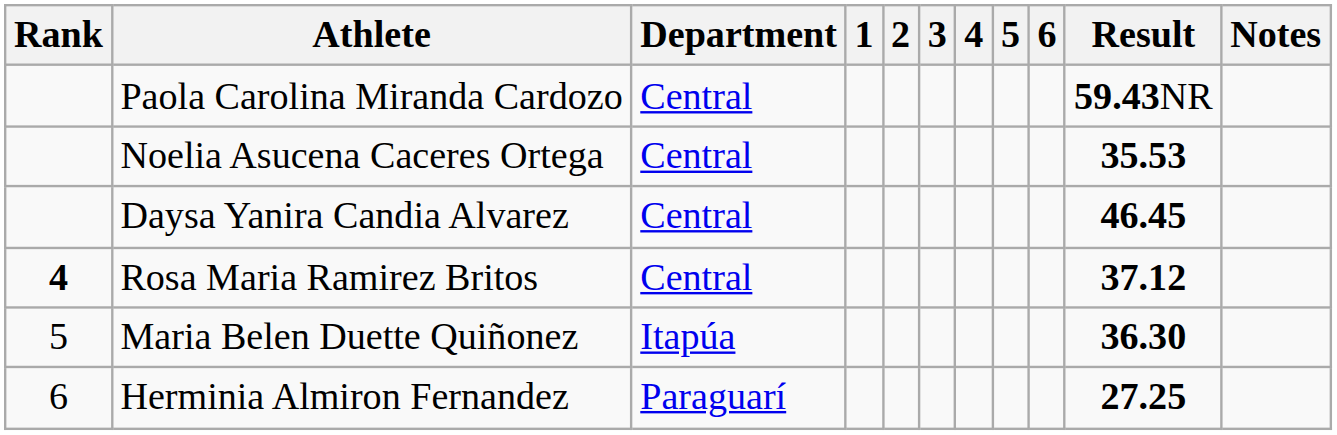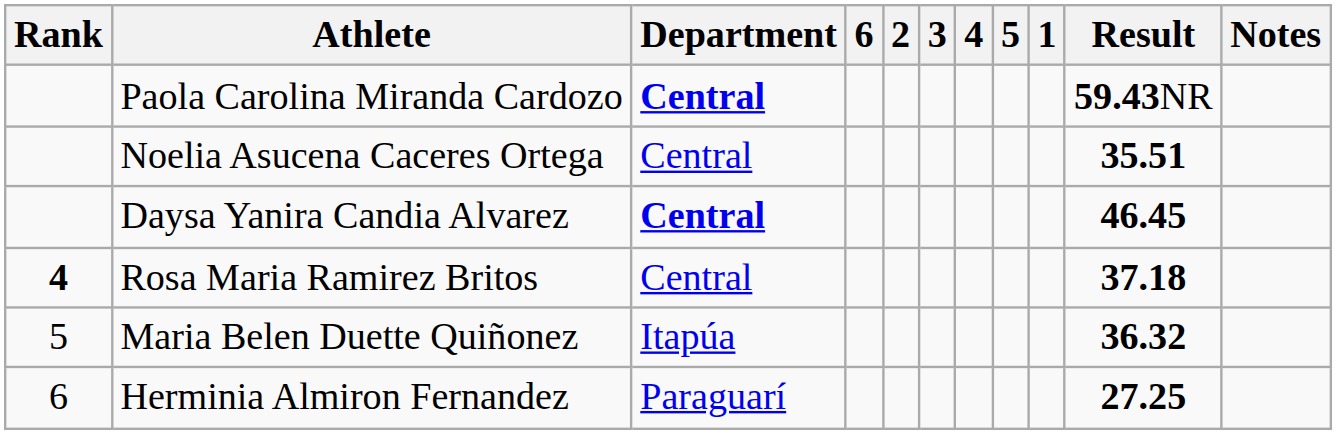columns swapped: (864, 34) <-> (1047, 34)
(696, 95) normal -> (703, 95) bold
(1143, 155) 35.53 -> (1143, 155) 35.51
(696, 215) normal -> (703, 215) bold
(1143, 276) 37.12 -> (1143, 276) 37.18
(1143, 336) 36.30 -> (1143, 336) 36.32
